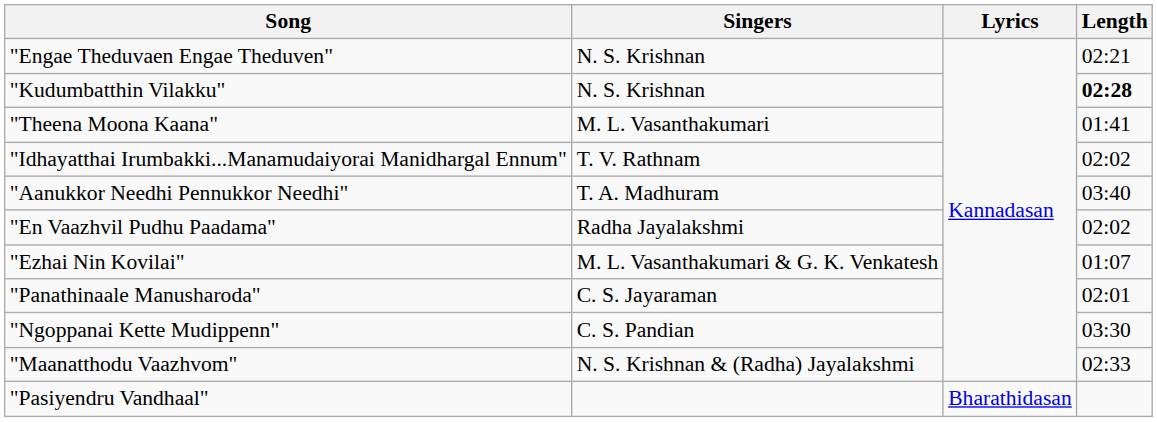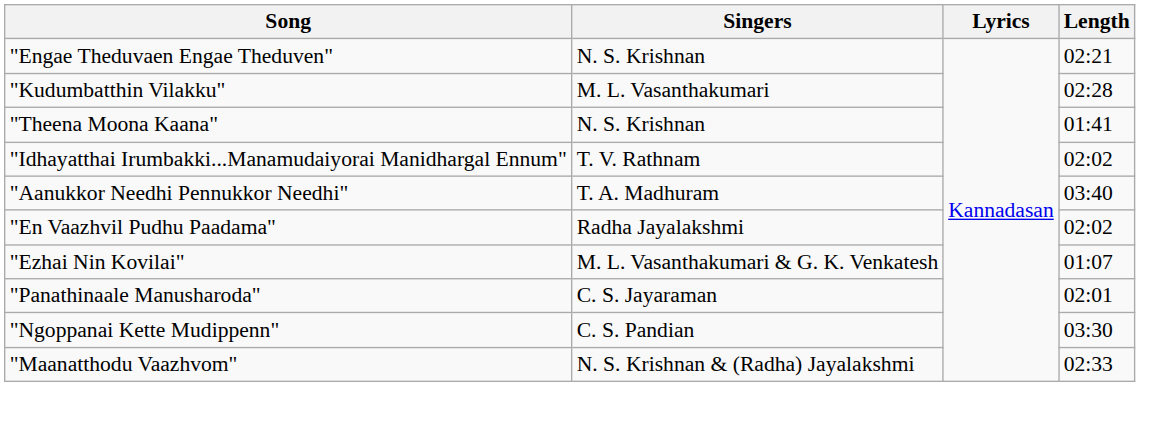(641, 90) N. S. Krishnan -> (673, 90) M. L. Vasanthakumari
(1107, 90) bold -> (1088, 90) normal
(673, 124) M. L. Vasanthakumari -> (641, 124) N. S. Krishnan
- row: (109, 398)
